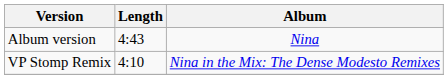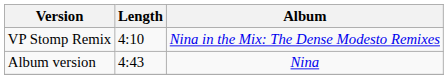rows swapped: (52, 39) <-> (60, 62)
